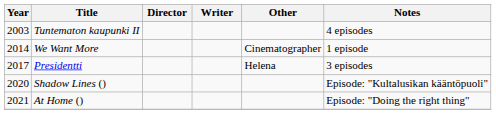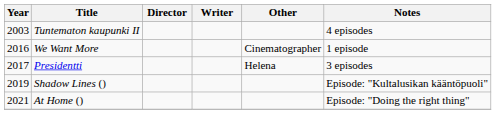(18, 48) 2014 -> (18, 48) 2016
(18, 83) 2020 -> (18, 83) 2019
